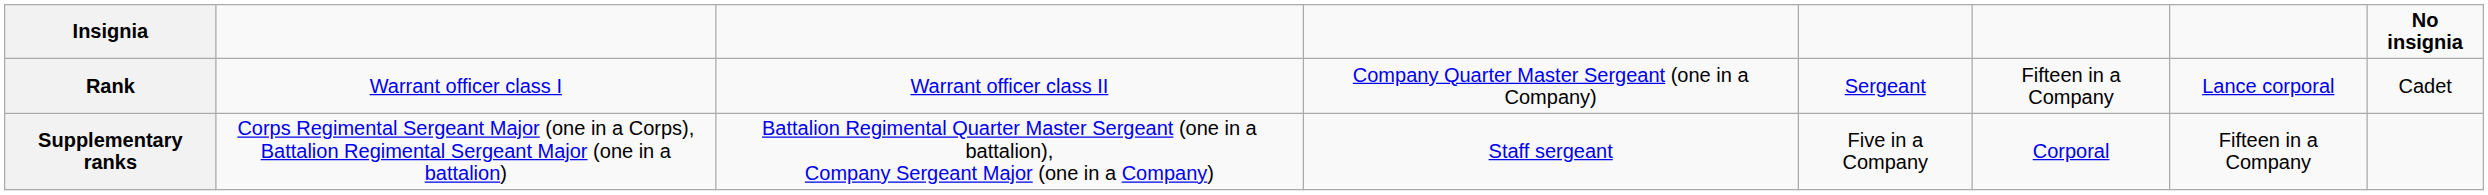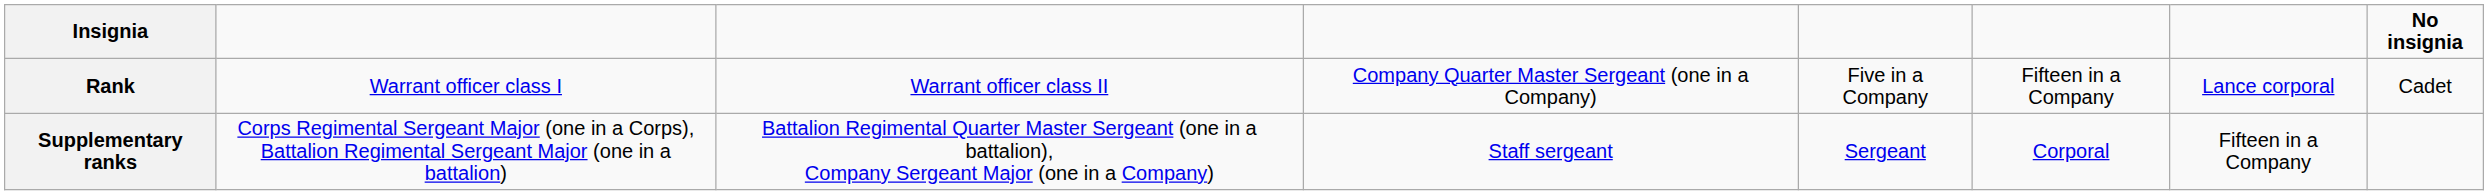(1885, 85) Sergeant -> (1885, 85) Five in a Company
(1885, 151) Five in a Company -> (1885, 151) Sergeant
